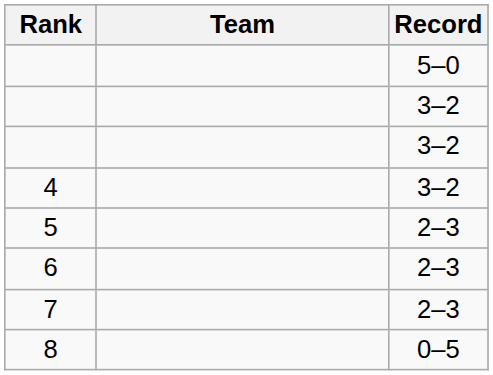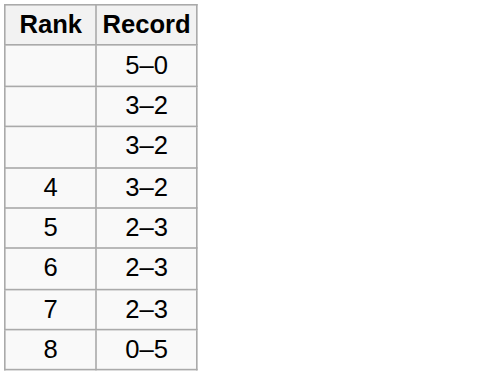- column: (242, 24)
